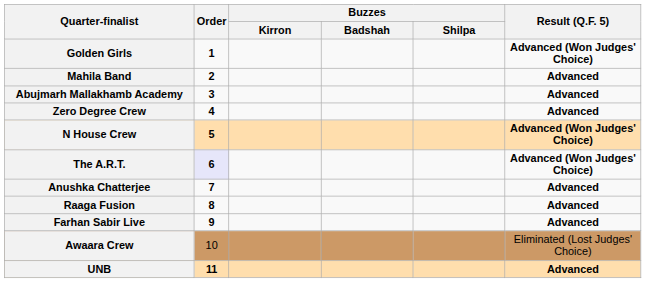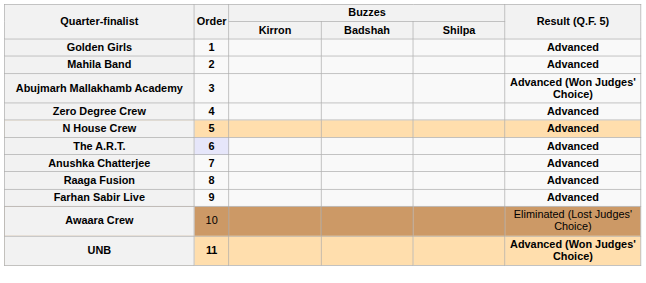(573, 53) Advanced (Won Judges' Choice) -> (573, 47) Advanced
(573, 94) Advanced -> (573, 88) Advanced (Won Judges' Choice)
(573, 135) Advanced (Won Judges' Choice) -> (573, 128) Advanced
(573, 164) Advanced (Won Judges' Choice) -> (573, 146) Advanced
(573, 269) Advanced -> (573, 250) Advanced (Won Judges' Choice)
